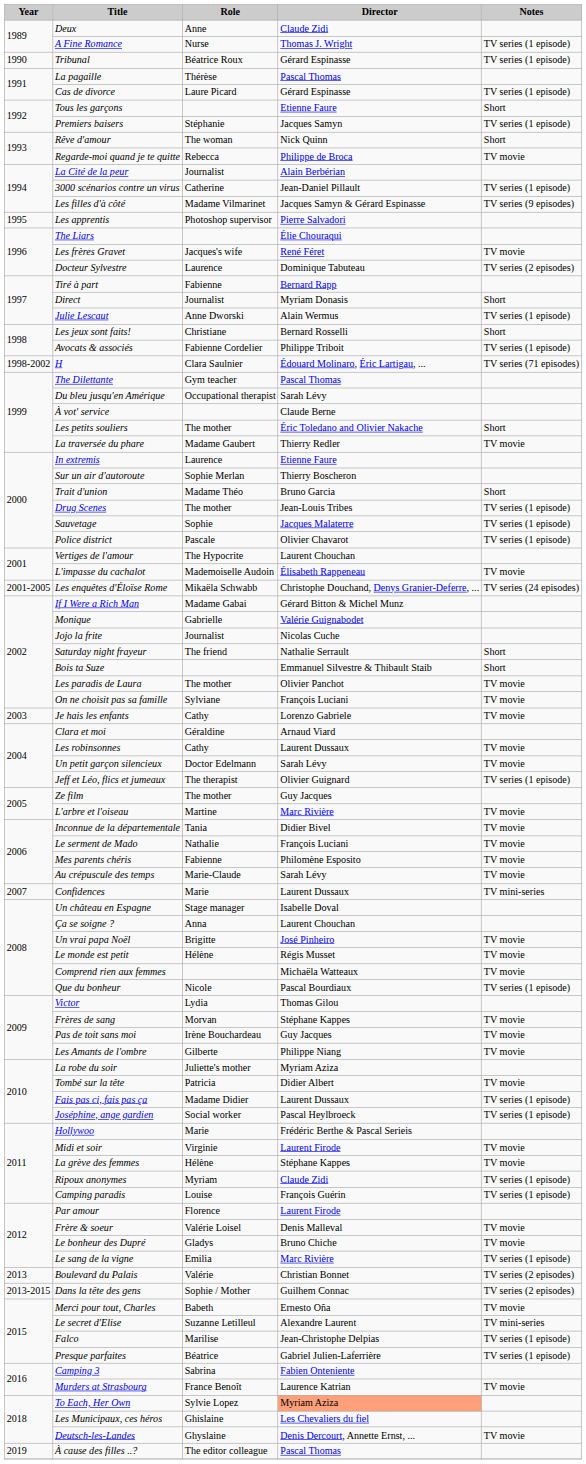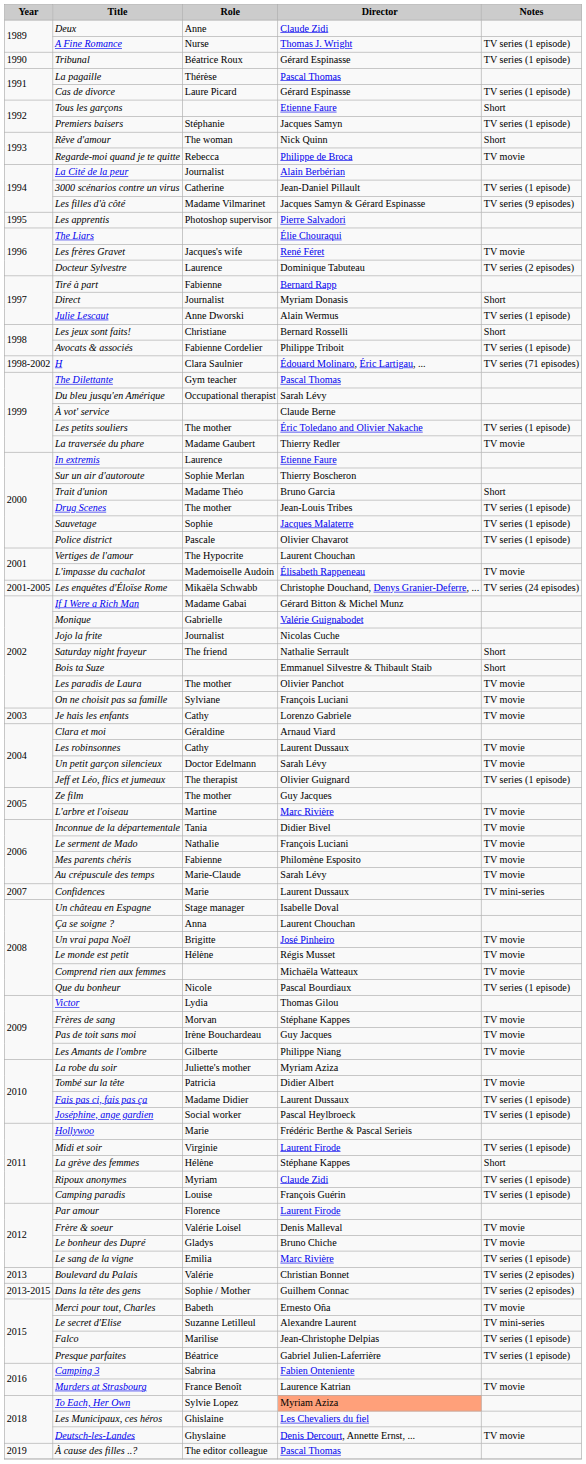(495, 428) Short -> (527, 428) TV series (1 episode)
(504, 1147) TV movie -> (527, 1147) TV series (1 episode)
(504, 1163) TV movie -> (495, 1163) Short
